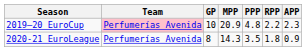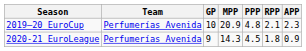(153, 25) pink background -> (153, 25) no background
(272, 25) 2.2 -> (272, 25) 2.1
(208, 39) 8 -> (208, 39) 9
(253, 39) 3.5 -> (253, 39) 4.5
